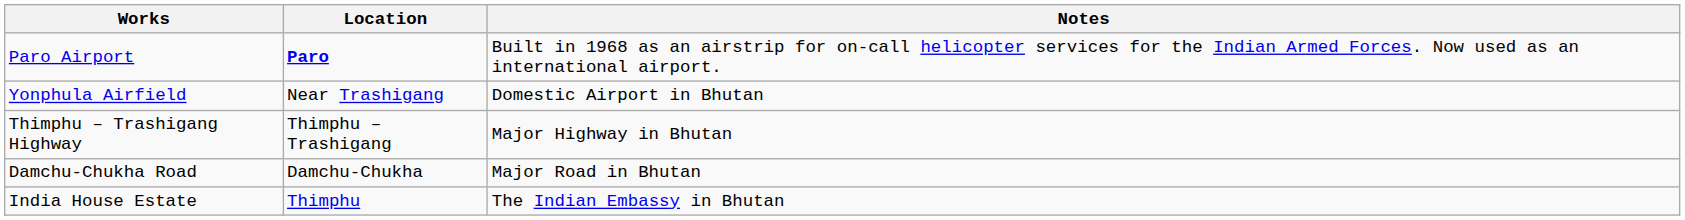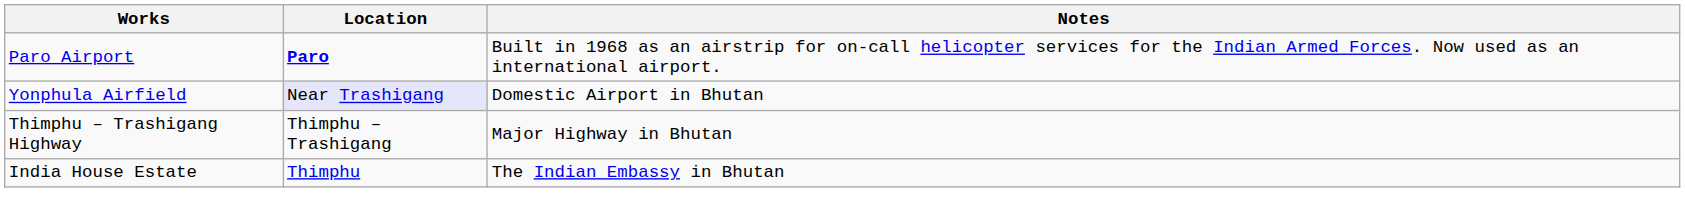(365, 96) no background -> (365, 96) lavender background
- row: (103, 173)
